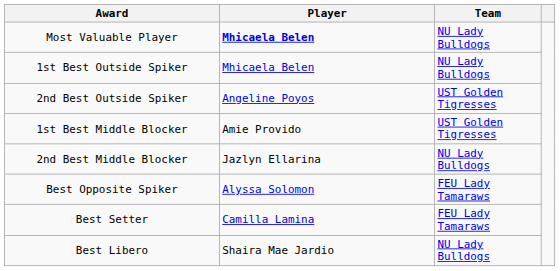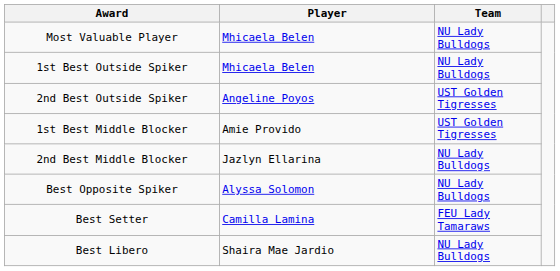(268, 37) bold -> (268, 37) normal
(464, 189) FEU Lady Tamaraws -> (464, 189) NU Lady Bulldogs
